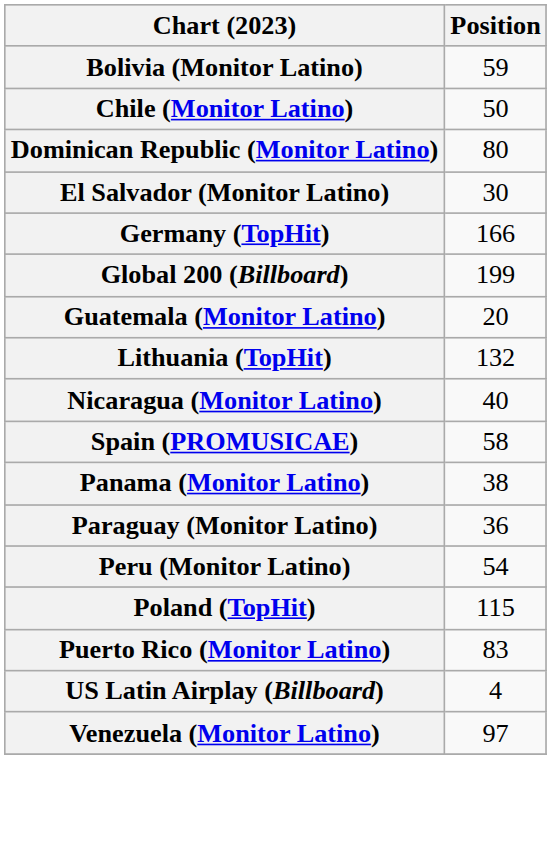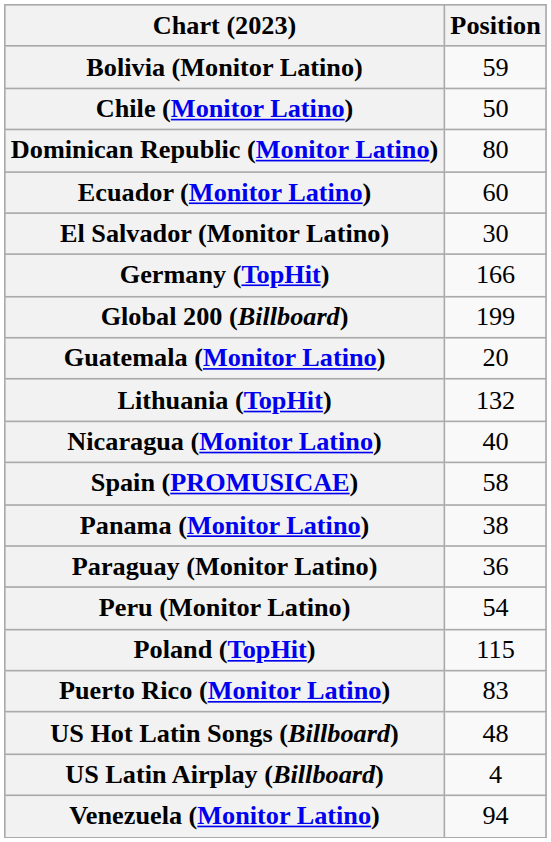+ row: (225, 191)
+ row: (225, 732)
(496, 732) 97 -> (496, 815) 94
